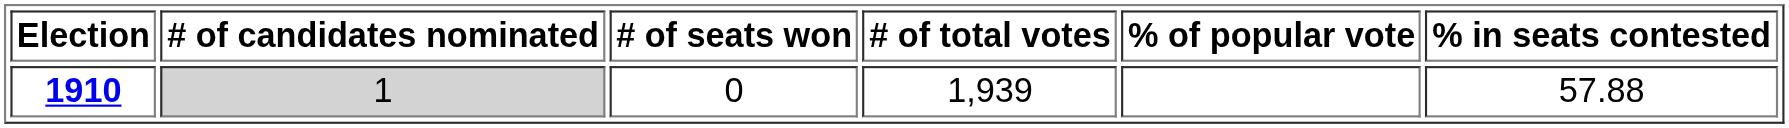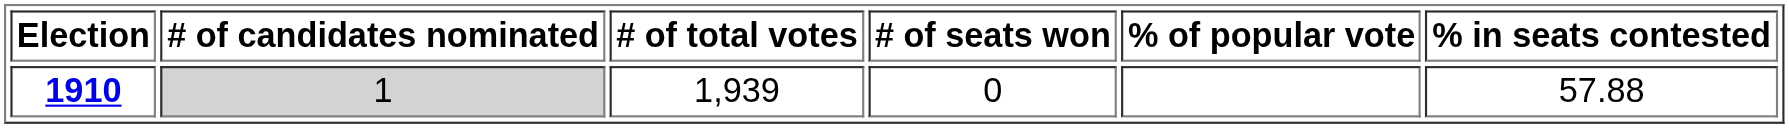columns swapped: (734, 35) <-> (990, 35)
